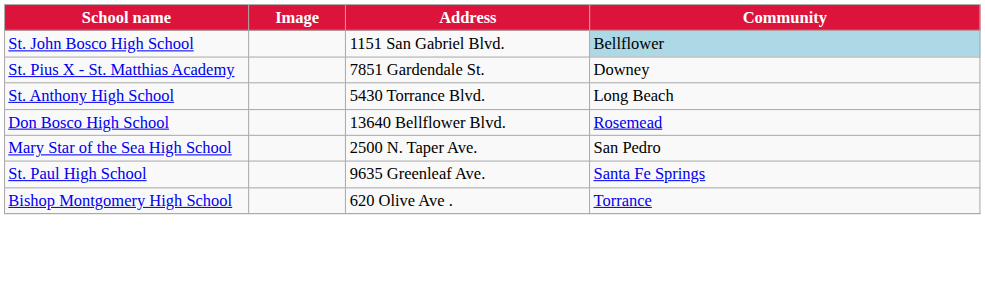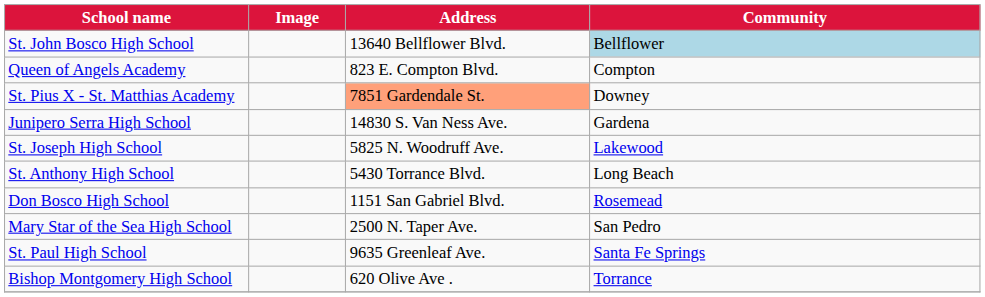(427, 43) 1151 San Gabriel Blvd. -> (428, 43) 13640 Bellflower Blvd.
+ row: (97, 69)
(417, 69) no background -> (417, 95) lightsalmon background
+ row: (100, 122)
+ row: (85, 148)
(428, 122) 13640 Bellflower Blvd. -> (427, 200) 1151 San Gabriel Blvd.
